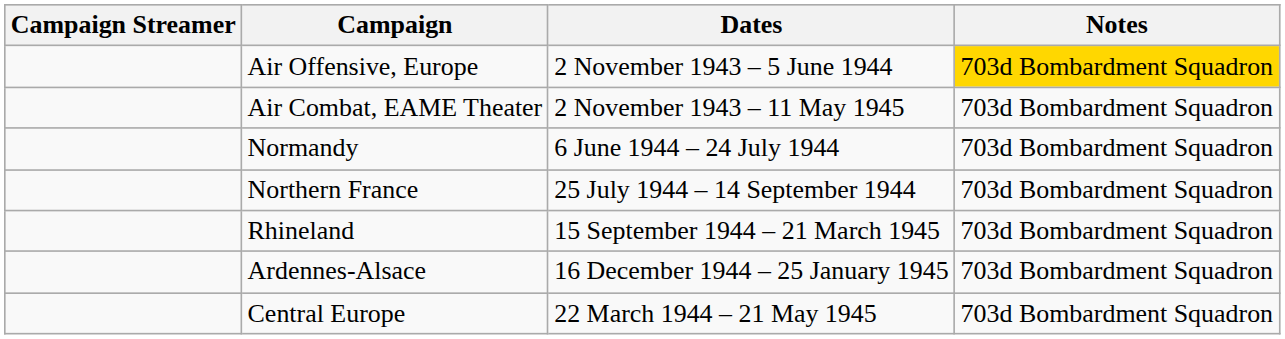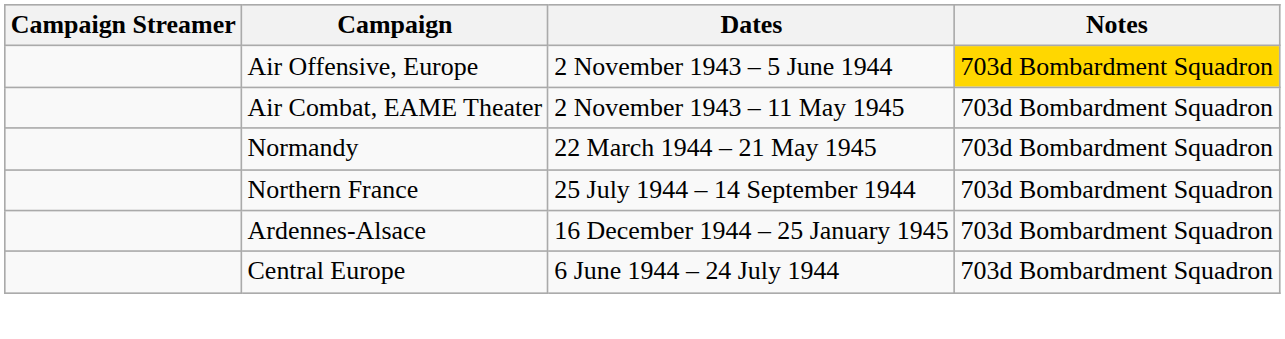(697, 148) 6 June 1944 – 24 July 1944 -> (715, 148) 22 March 1944 – 21 May 1945
- row: (301, 230)
(715, 312) 22 March 1944 – 21 May 1945 -> (697, 271) 6 June 1944 – 24 July 1944
